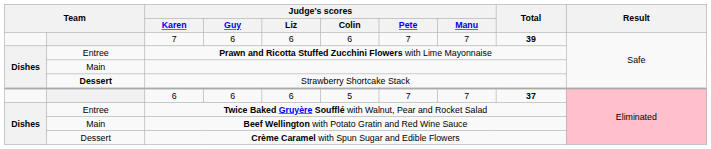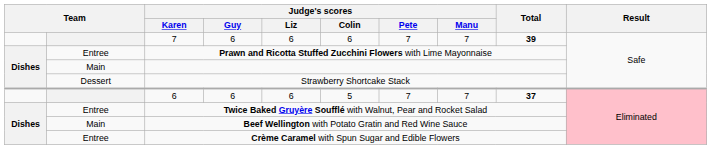(96, 81) bold -> (96, 81) normal
(96, 138) Dessert -> (96, 138) Entree
